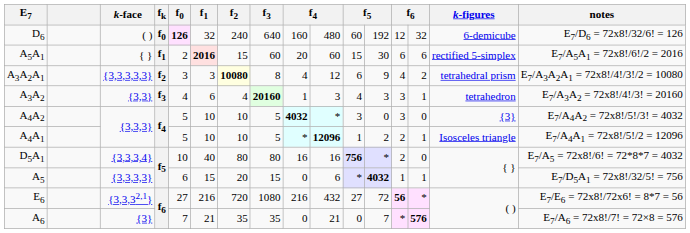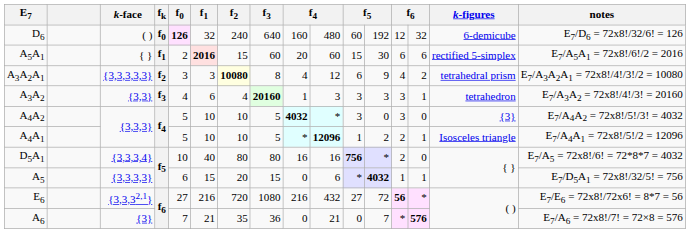(359, 96) 4 -> (359, 96) 3
(275, 218) 35 -> (275, 218) 36
